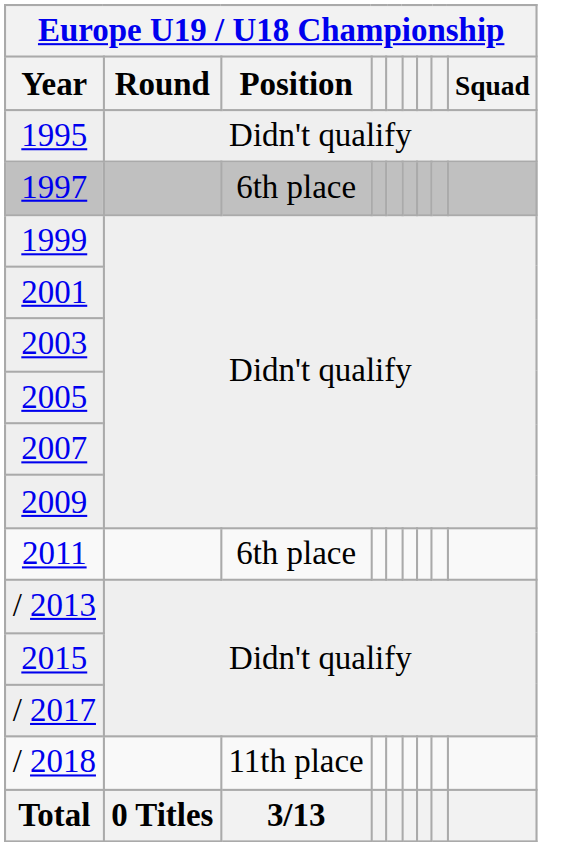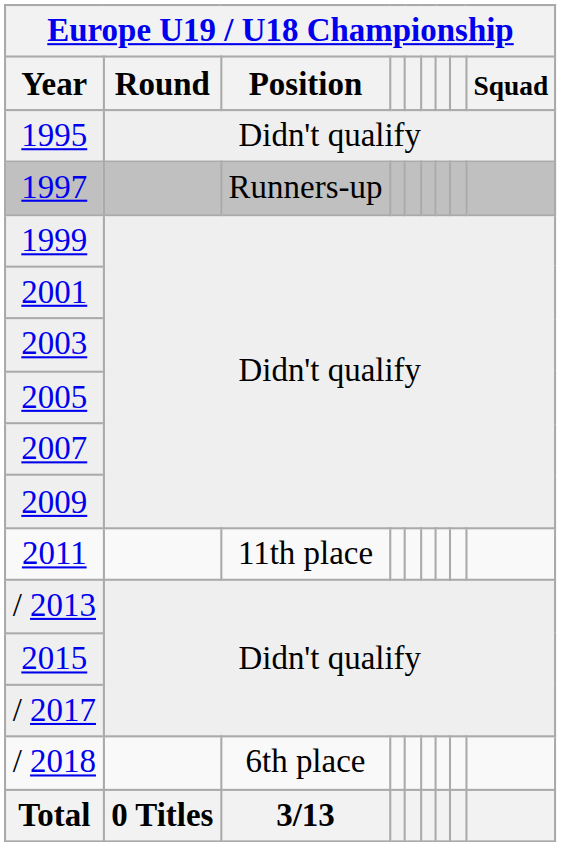(296, 187) 6th place -> (306, 187) Runners-up
(296, 553) 6th place -> (305, 553) 11th place
(296, 762) 11th place -> (305, 762) 6th place
